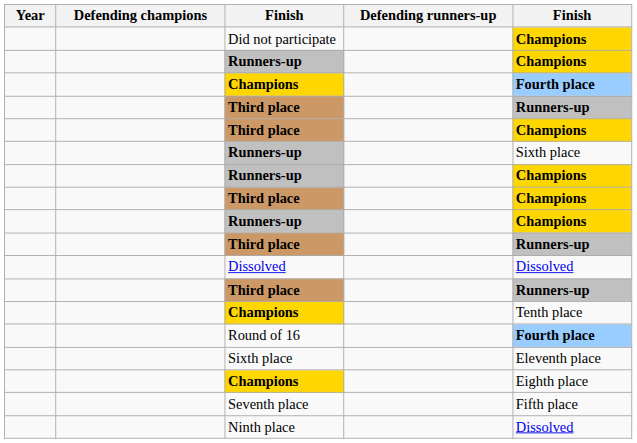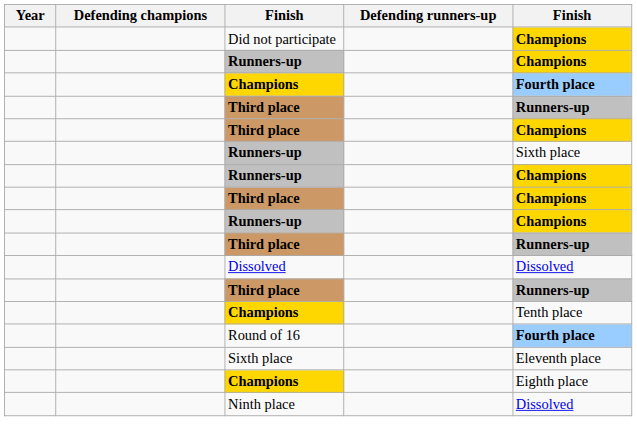- row: (30, 404)
